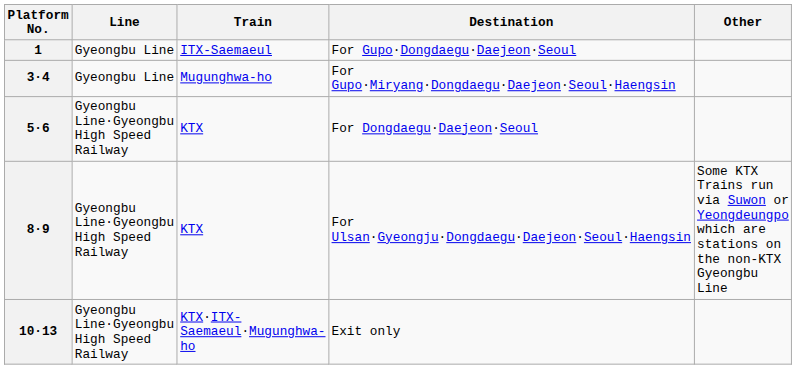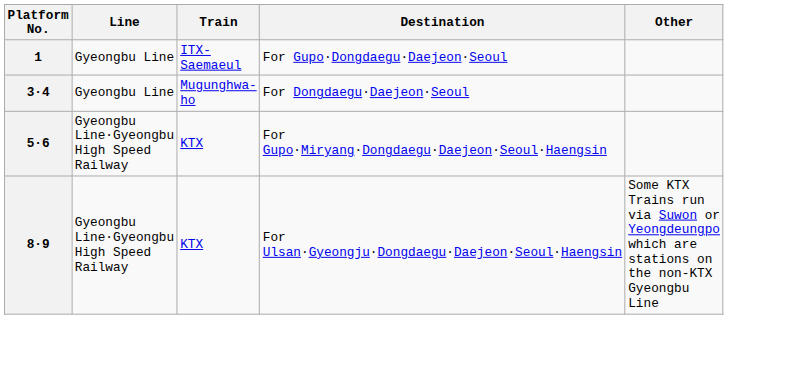(504, 78) For Gupo·Miryang·Dongdaegu·Daejeon·Seoul·Haengsin -> (366, 93) For Dongdaegu·Daejeon·Seoul
(435, 129) For Dongdaegu·Daejeon·Seoul -> (435, 143) For Gupo·Miryang·Dongdaegu·Daejeon·Seoul·Haengsin
- row: (38, 332)
